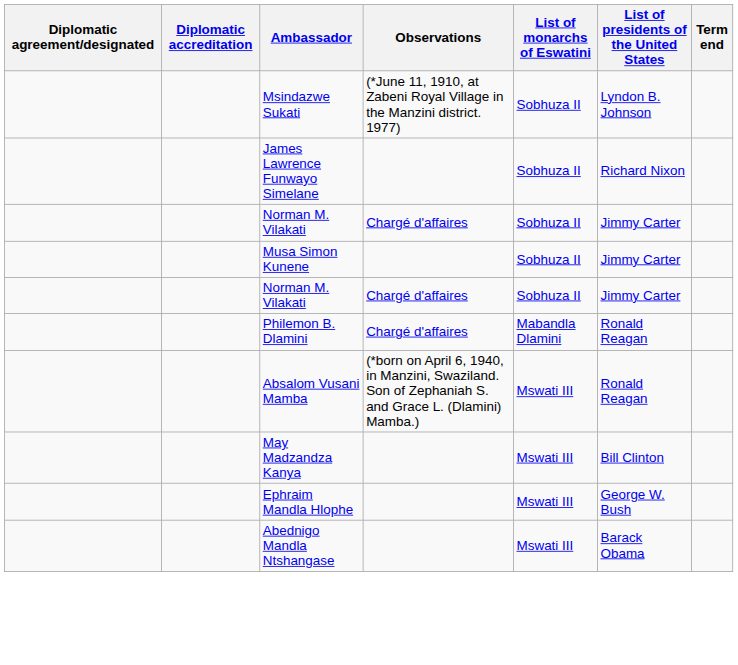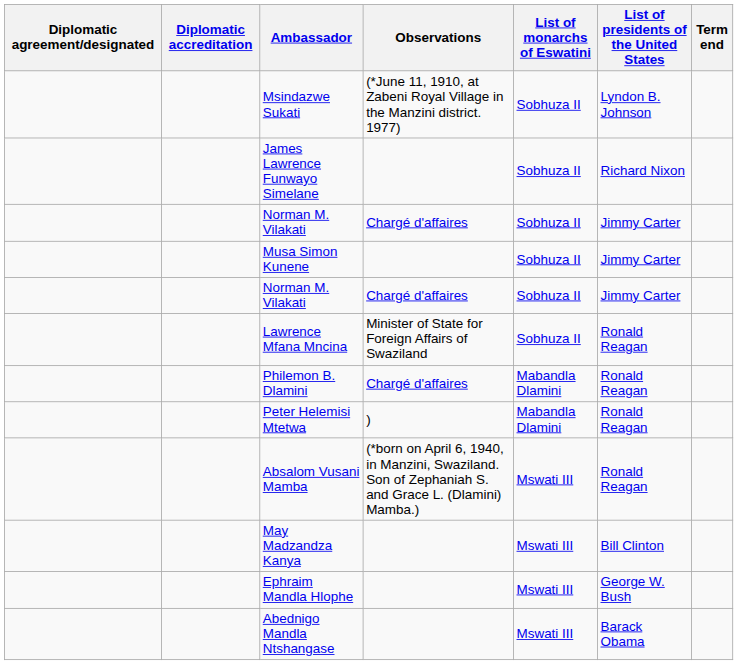+ row: (305, 339)
+ row: (306, 420)
